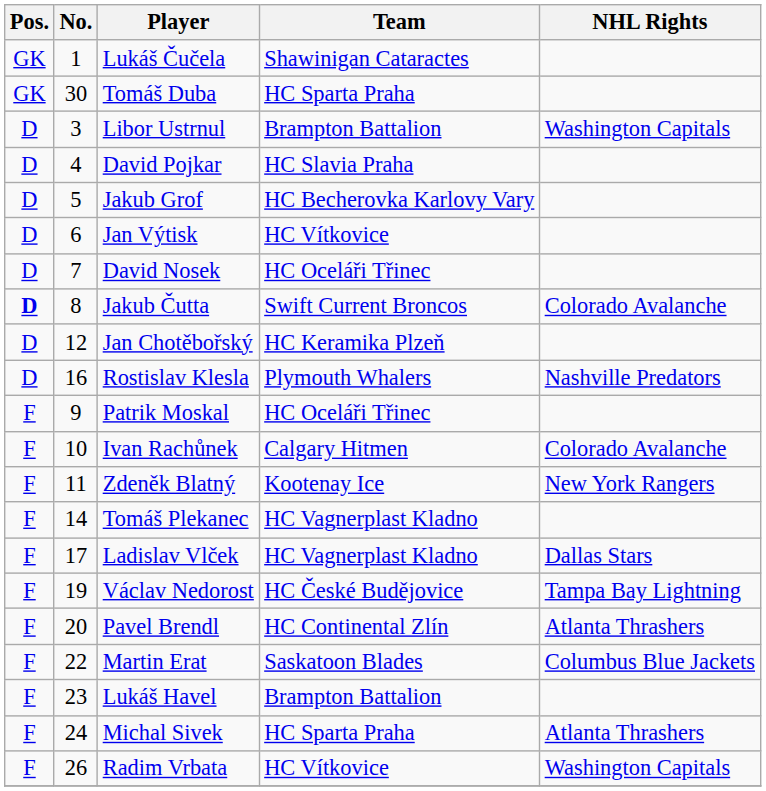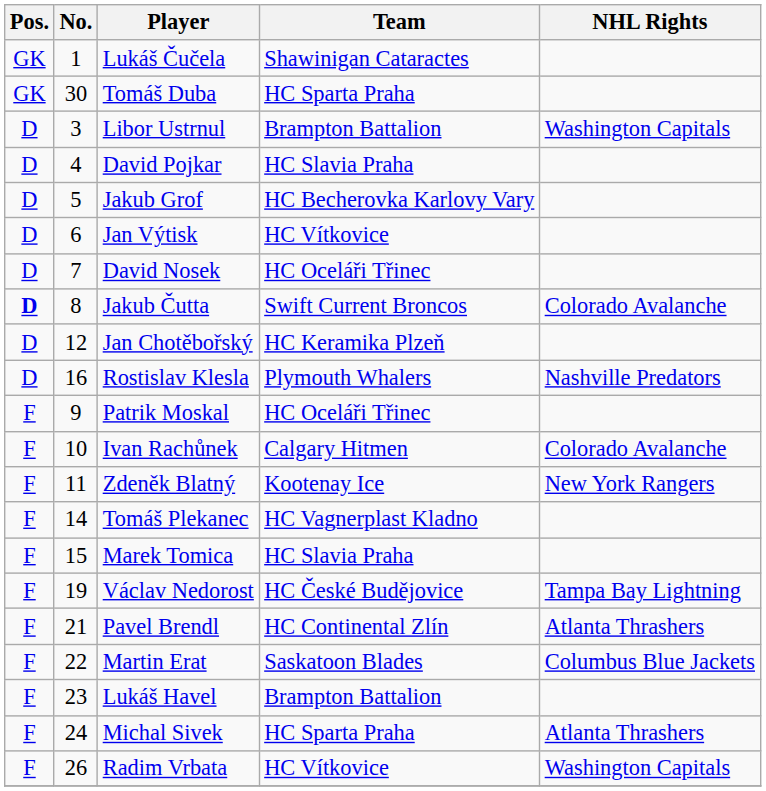+ row: (168, 555)
- row: (171, 555)
(76, 626) 20 -> (76, 626) 21
